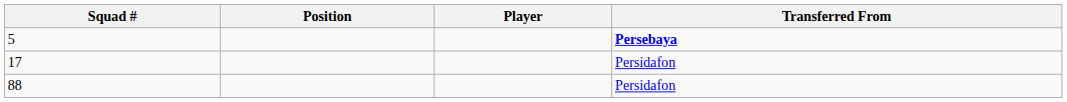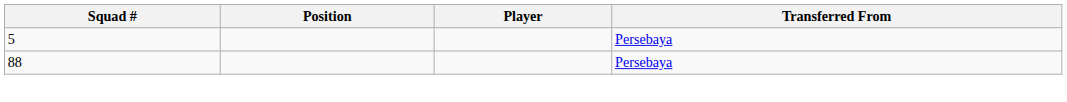(646, 39) bold -> (644, 39) normal
- row: (15, 62)
(645, 86) Persidafon -> (644, 62) Persebaya
